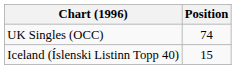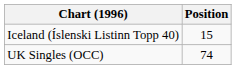rows swapped: (93, 54) <-> (55, 34)
